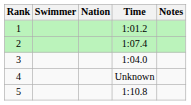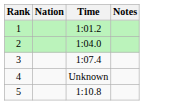- column: (56, 12)
(135, 44) 1:07.4 -> (88, 44) 1:04.0
(135, 60) 1:04.0 -> (88, 60) 1:07.4
